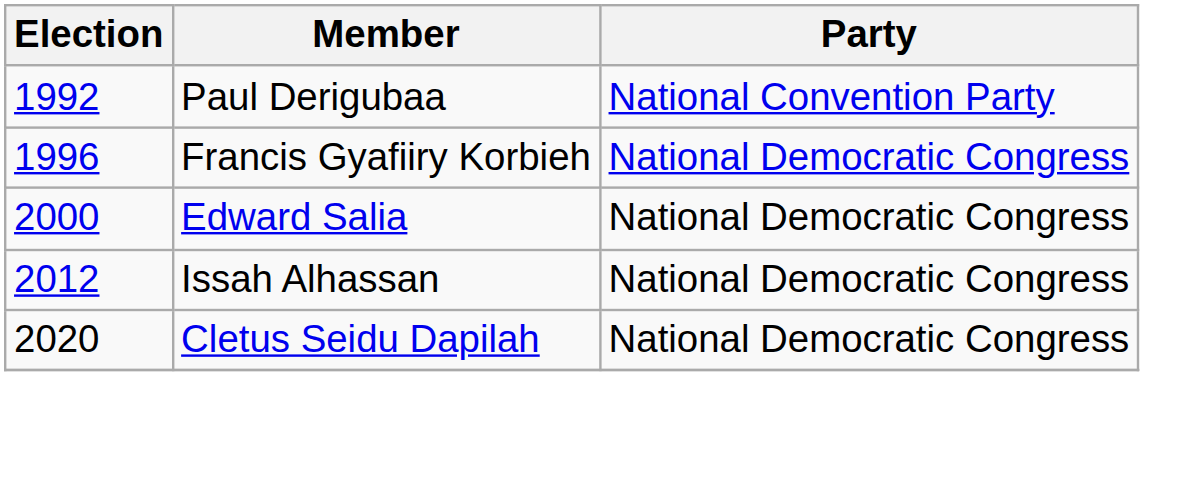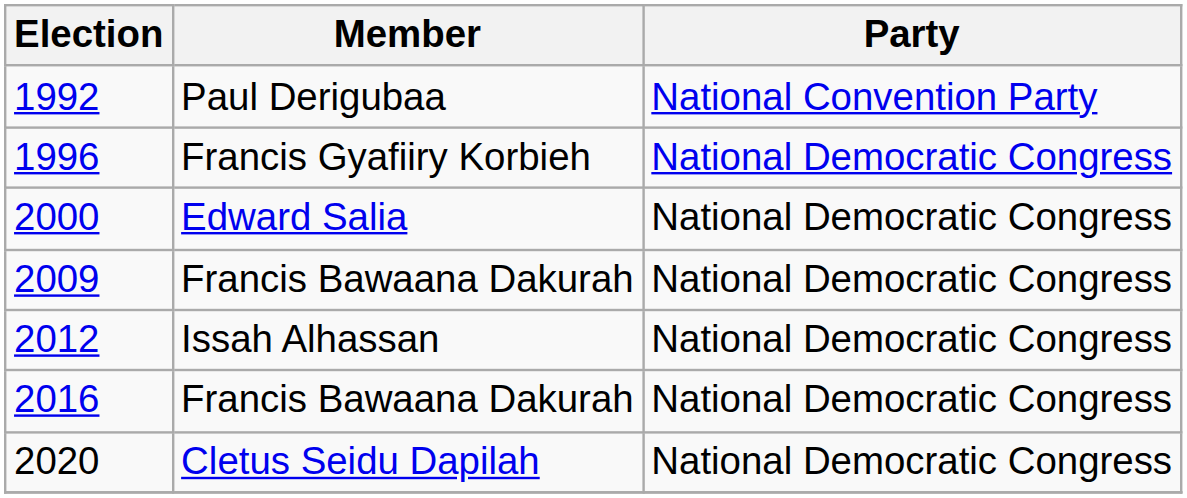+ row: (57, 278)
+ row: (57, 400)
